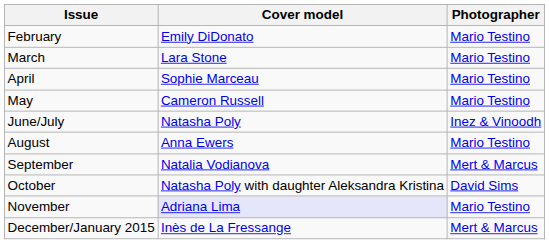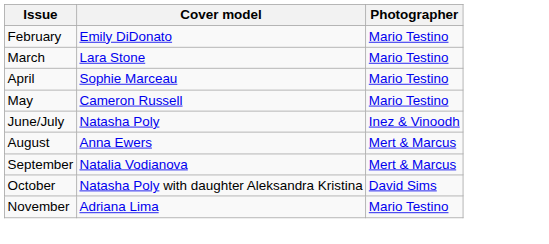(490, 143) Mario Testino -> (412, 143) Mert & Marcus
(200, 206) lavender background -> (119, 206) no background
- row: (81, 228)
